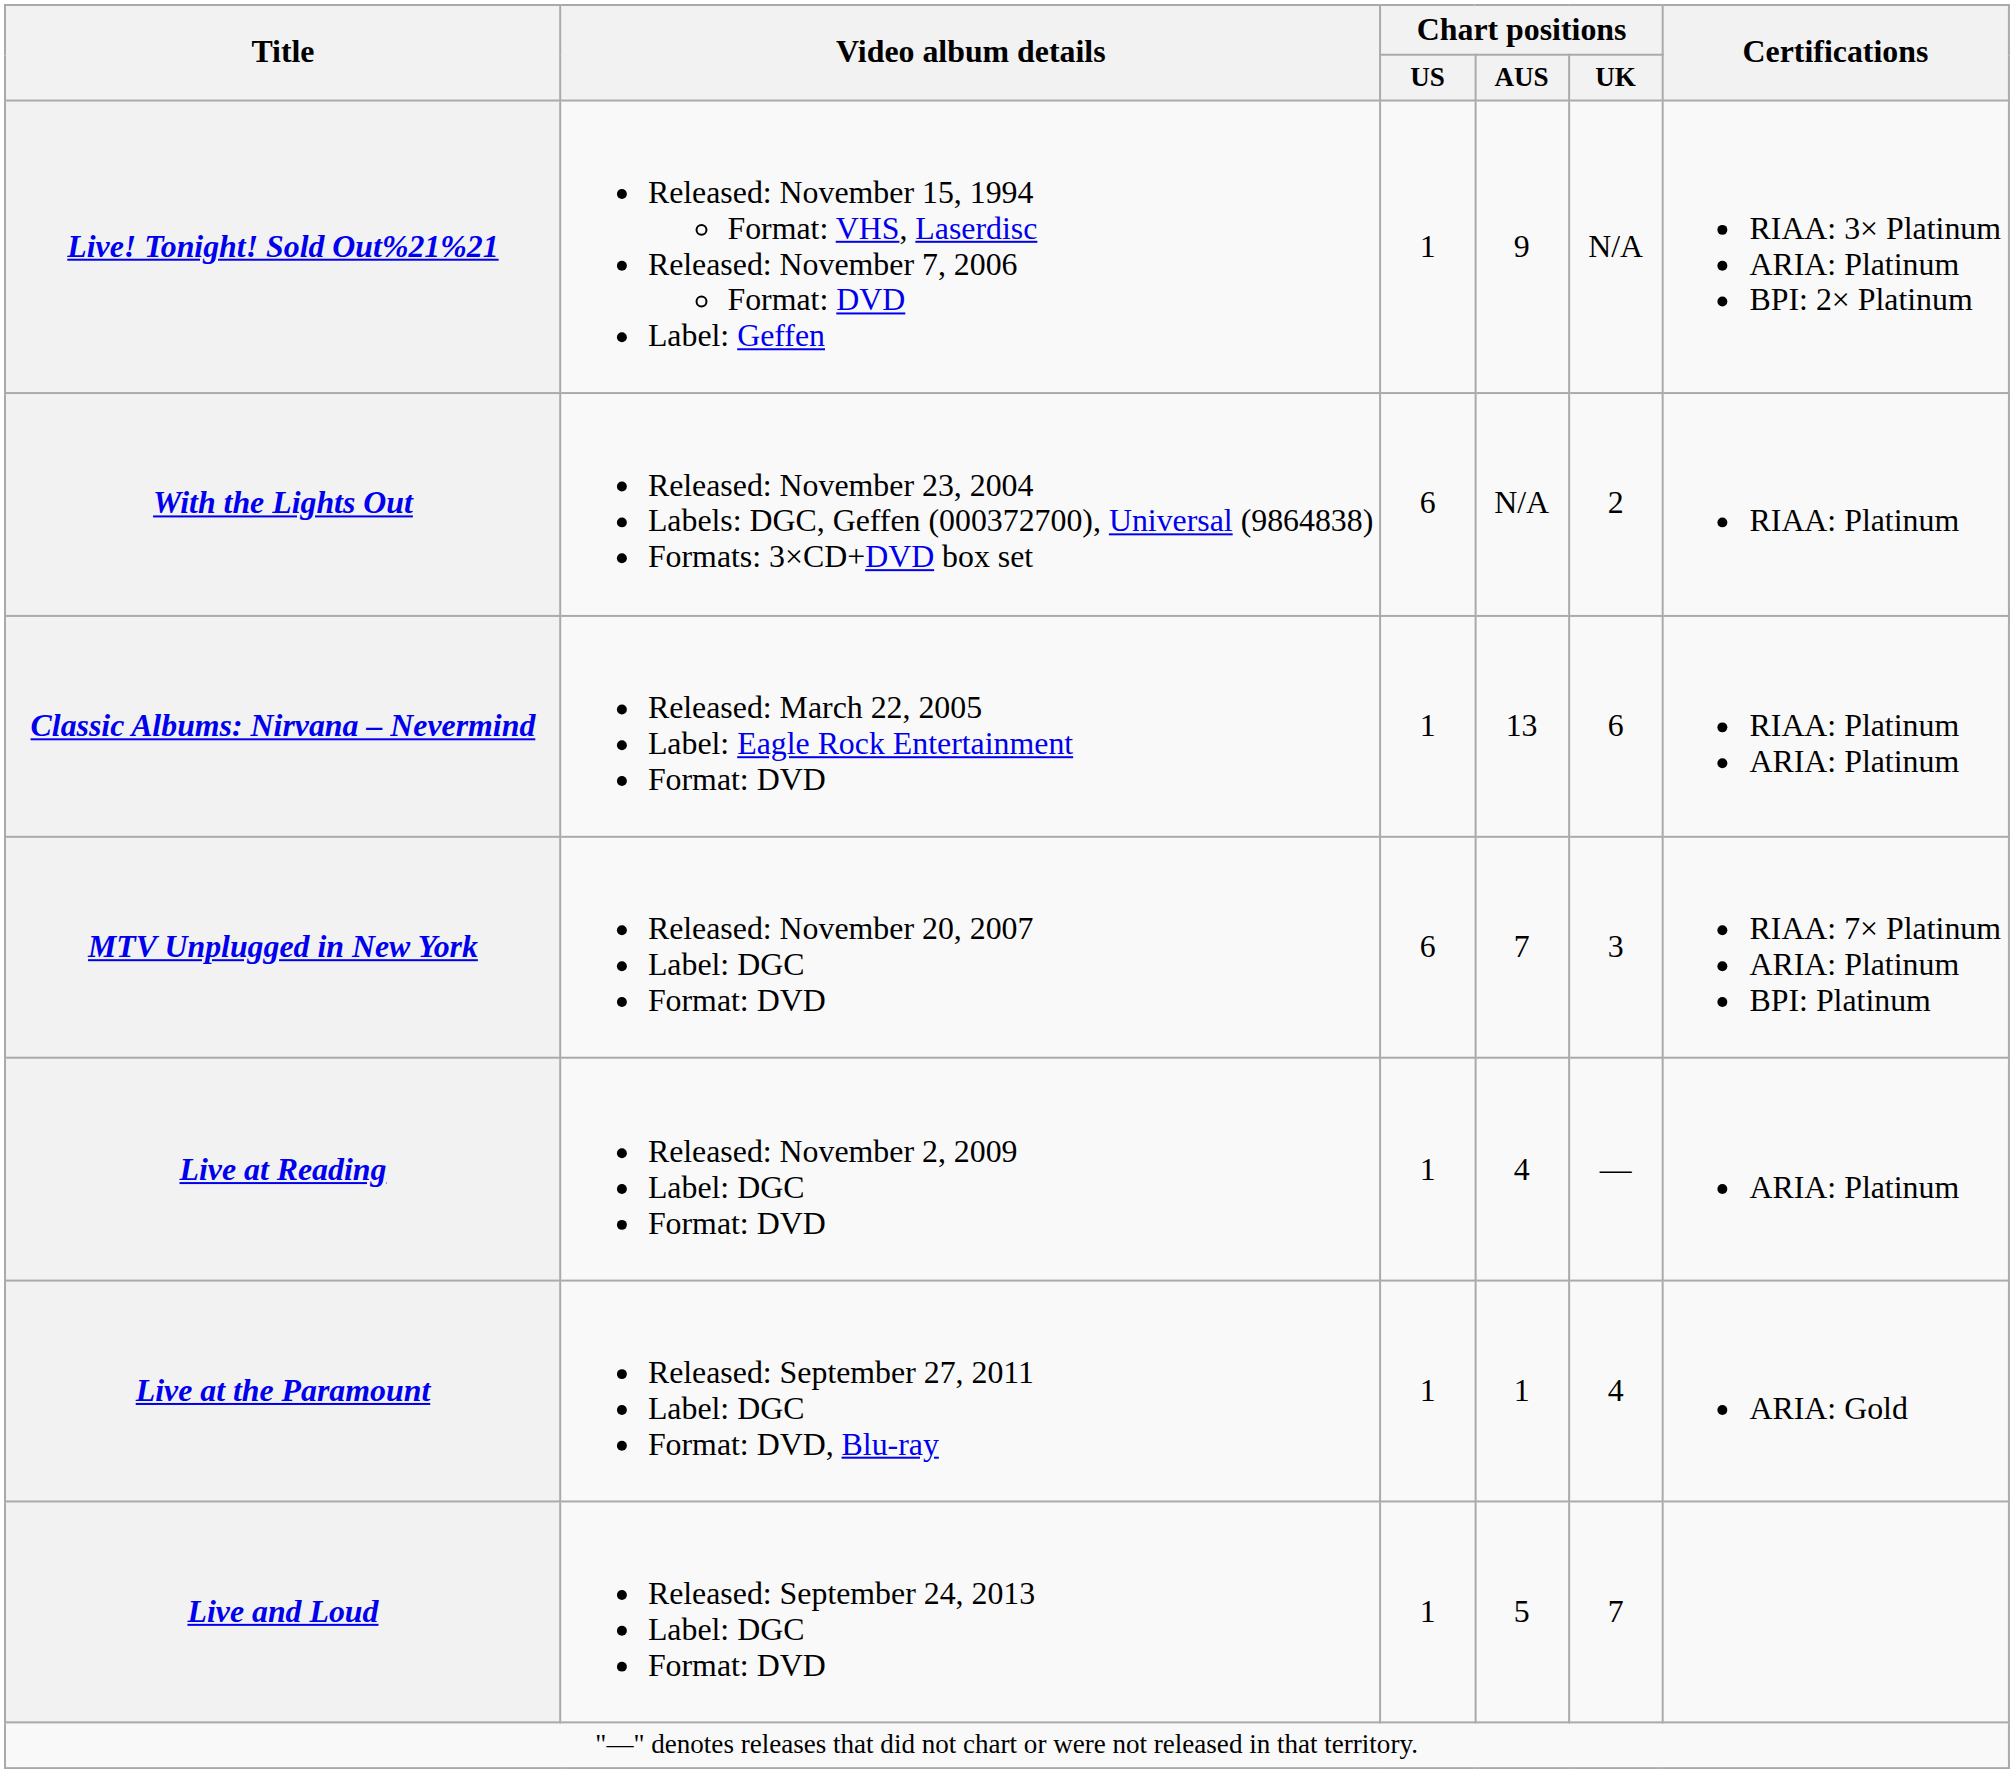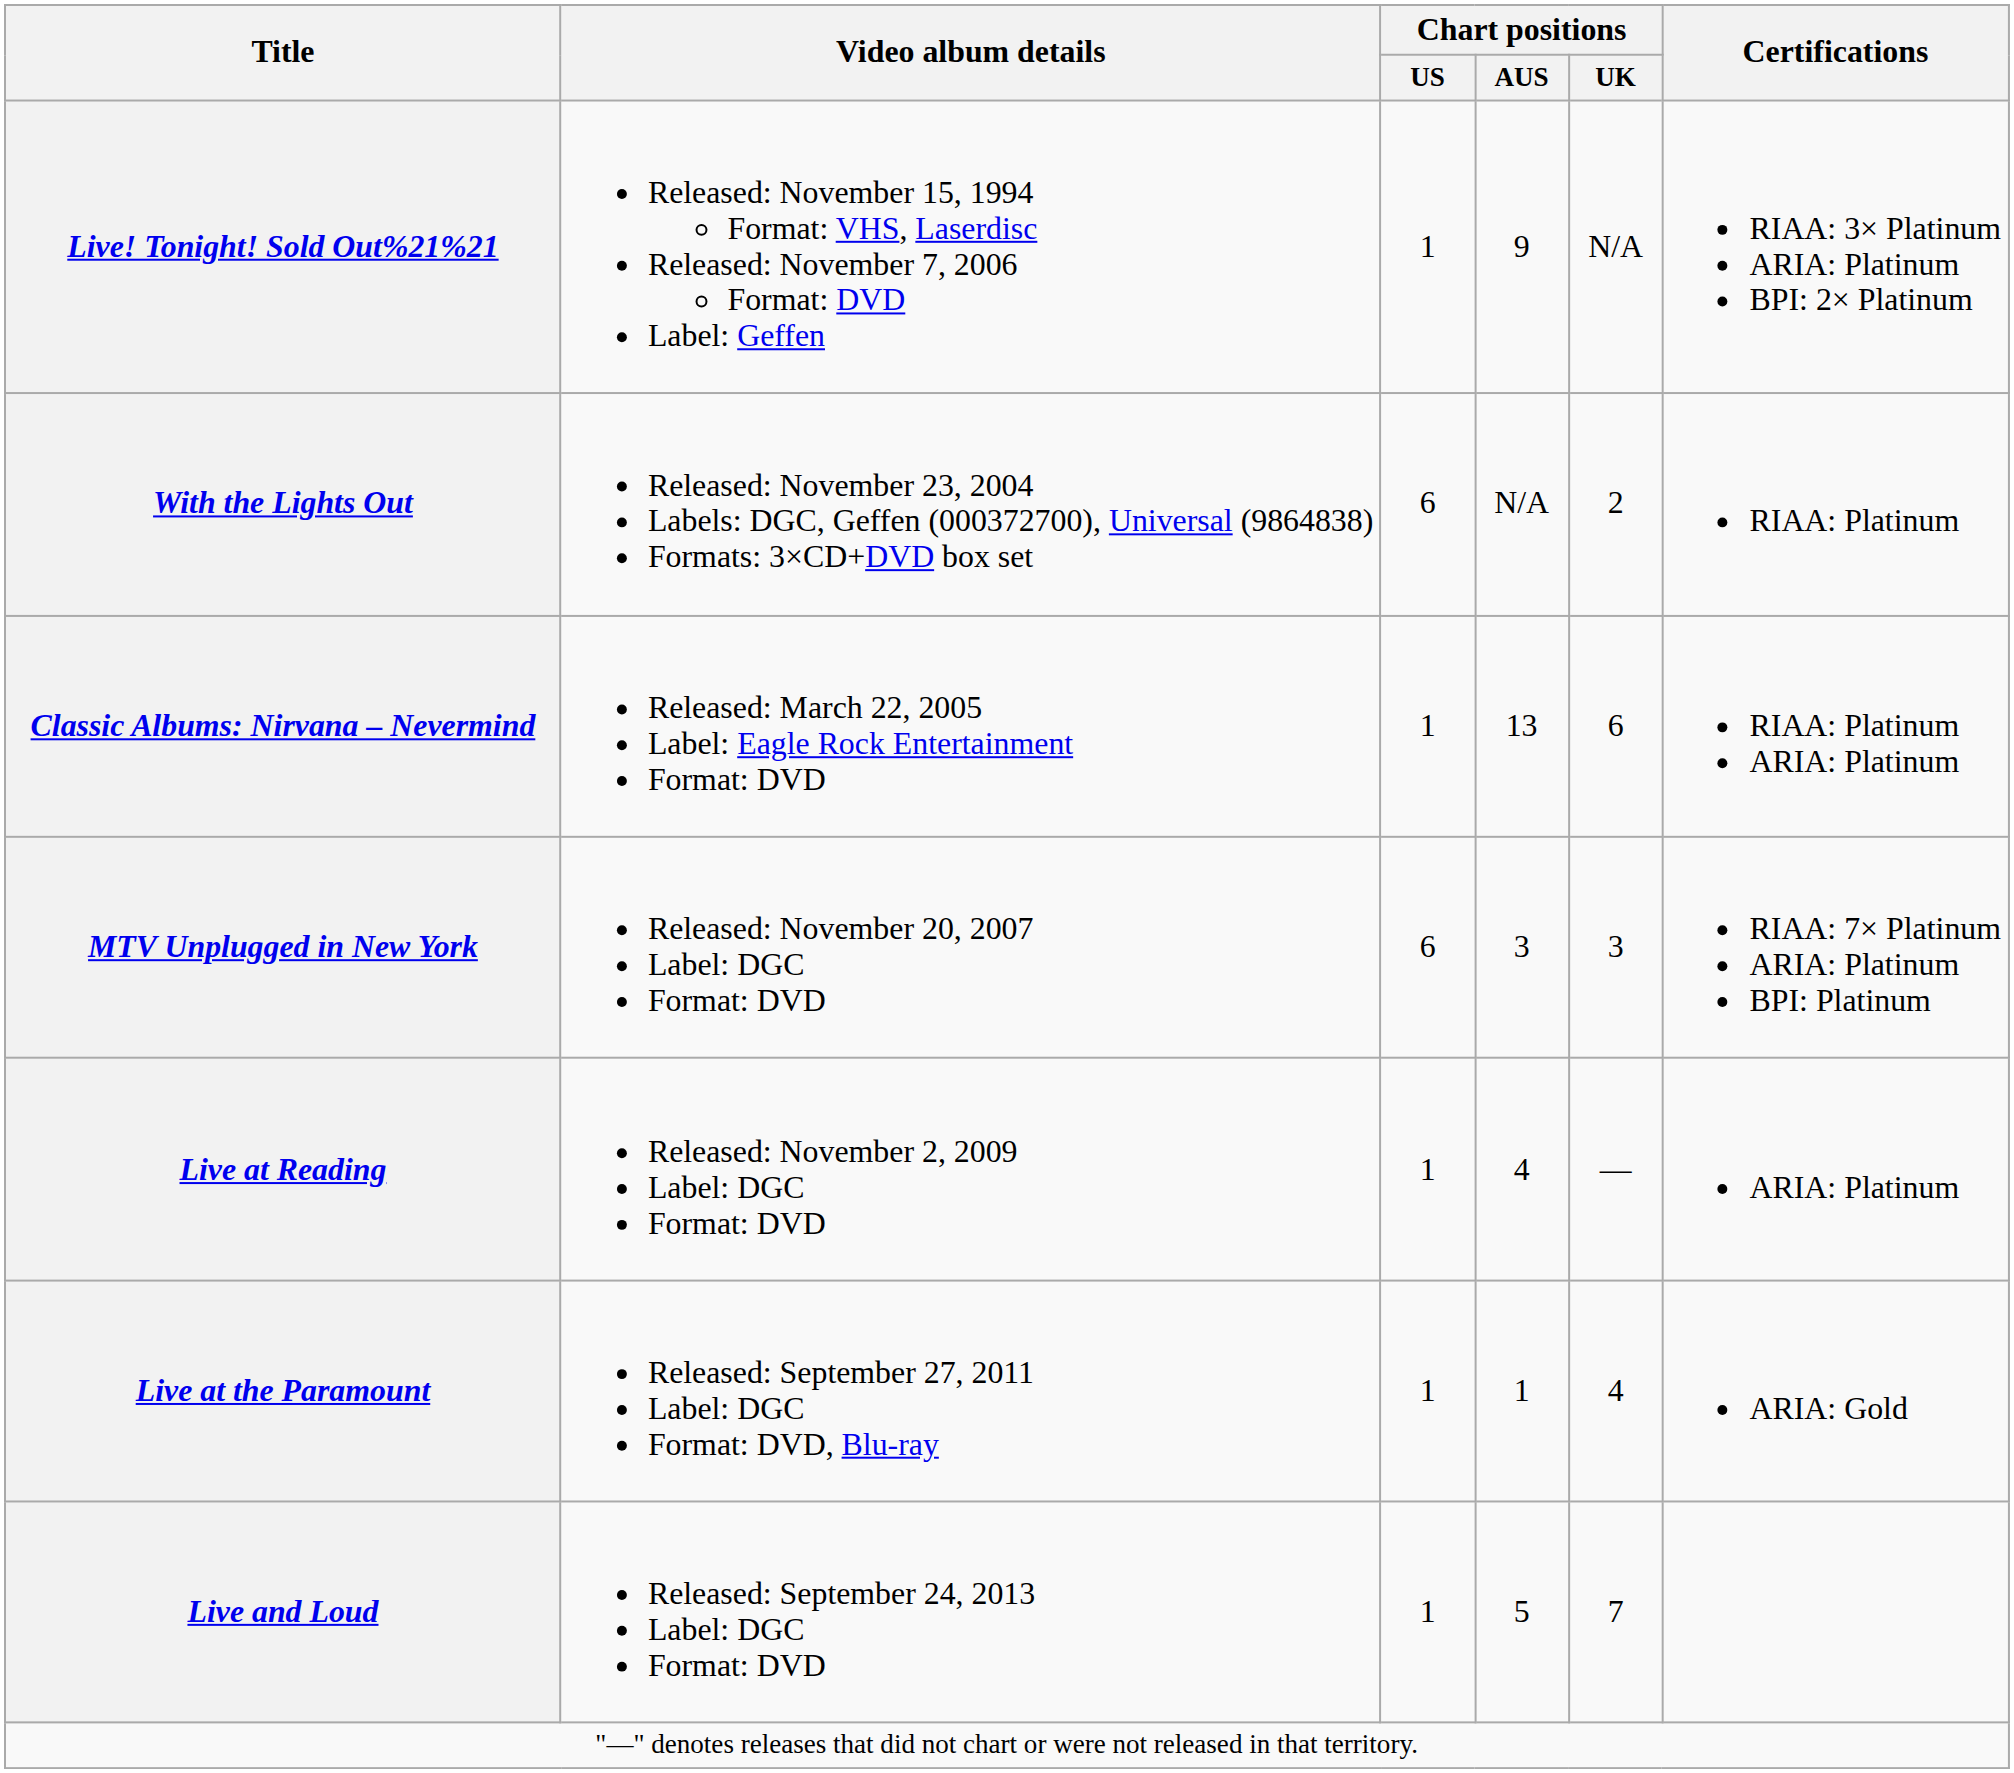(1522, 947) 7 -> (1522, 947) 3
